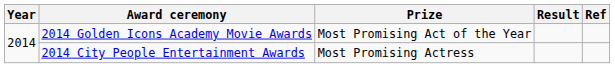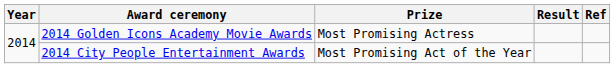(425, 33) Most Promising Act of the Year -> (396, 33) Most Promising Actress
(396, 53) Most Promising Actress -> (425, 53) Most Promising Act of the Year
